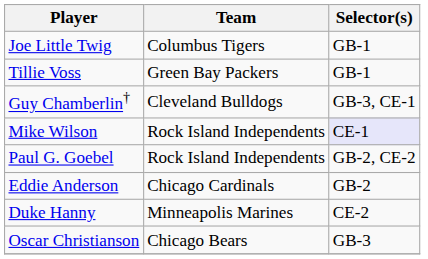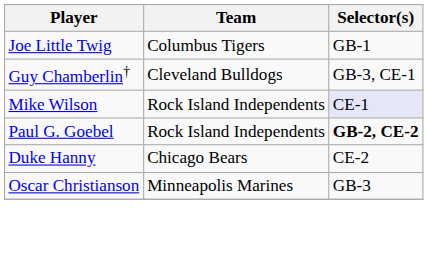- row: (45, 72)
(374, 158) normal -> (376, 131) bold
- row: (63, 185)
(220, 212) Minneapolis Marines -> (197, 158) Chicago Bears
(197, 239) Chicago Bears -> (220, 185) Minneapolis Marines
